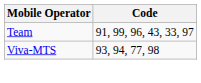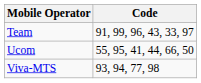+ row: (21, 50)
